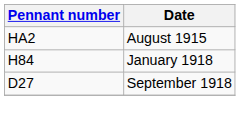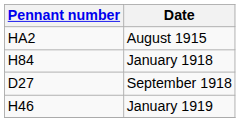+ row: (170, 106)
